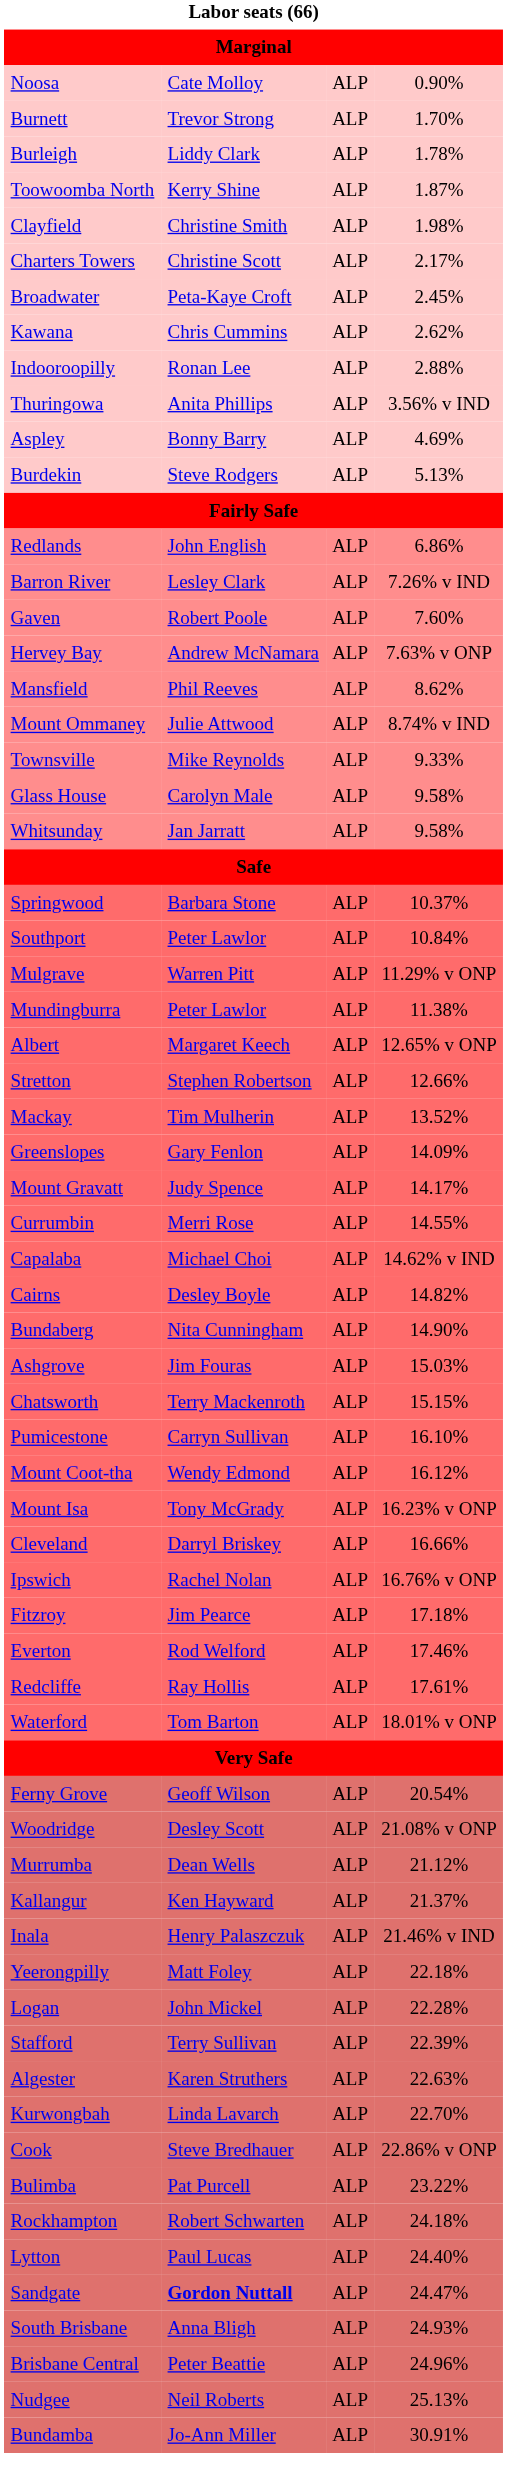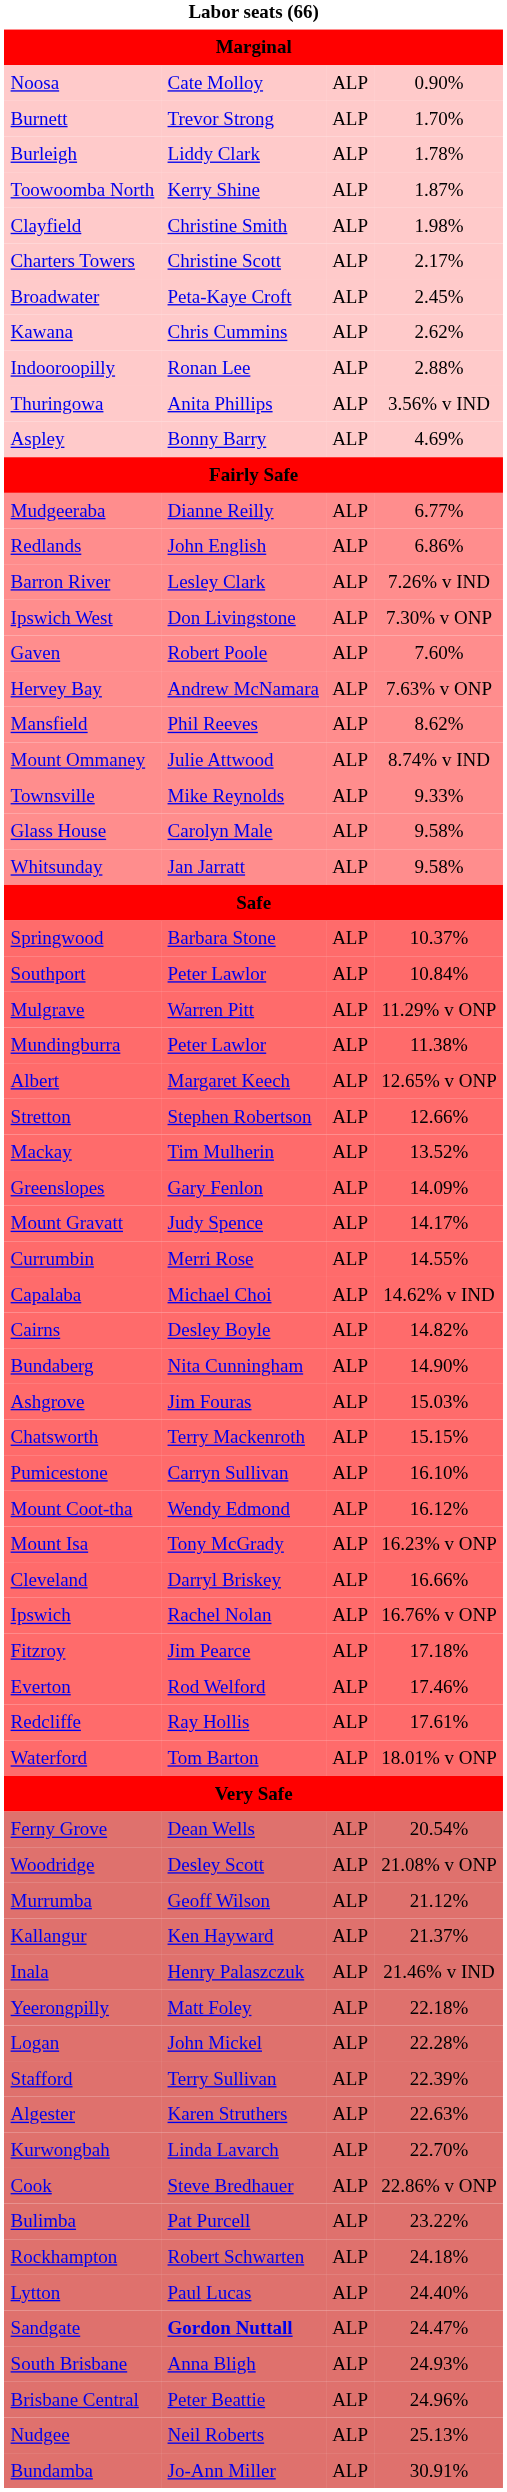- row: (46, 474)
+ row: (58, 510)
+ row: (62, 617)
(219, 1793) Geoff Wilson -> (211, 1828) Dean Wells
(211, 1864) Dean Wells -> (219, 1900) Geoff Wilson
